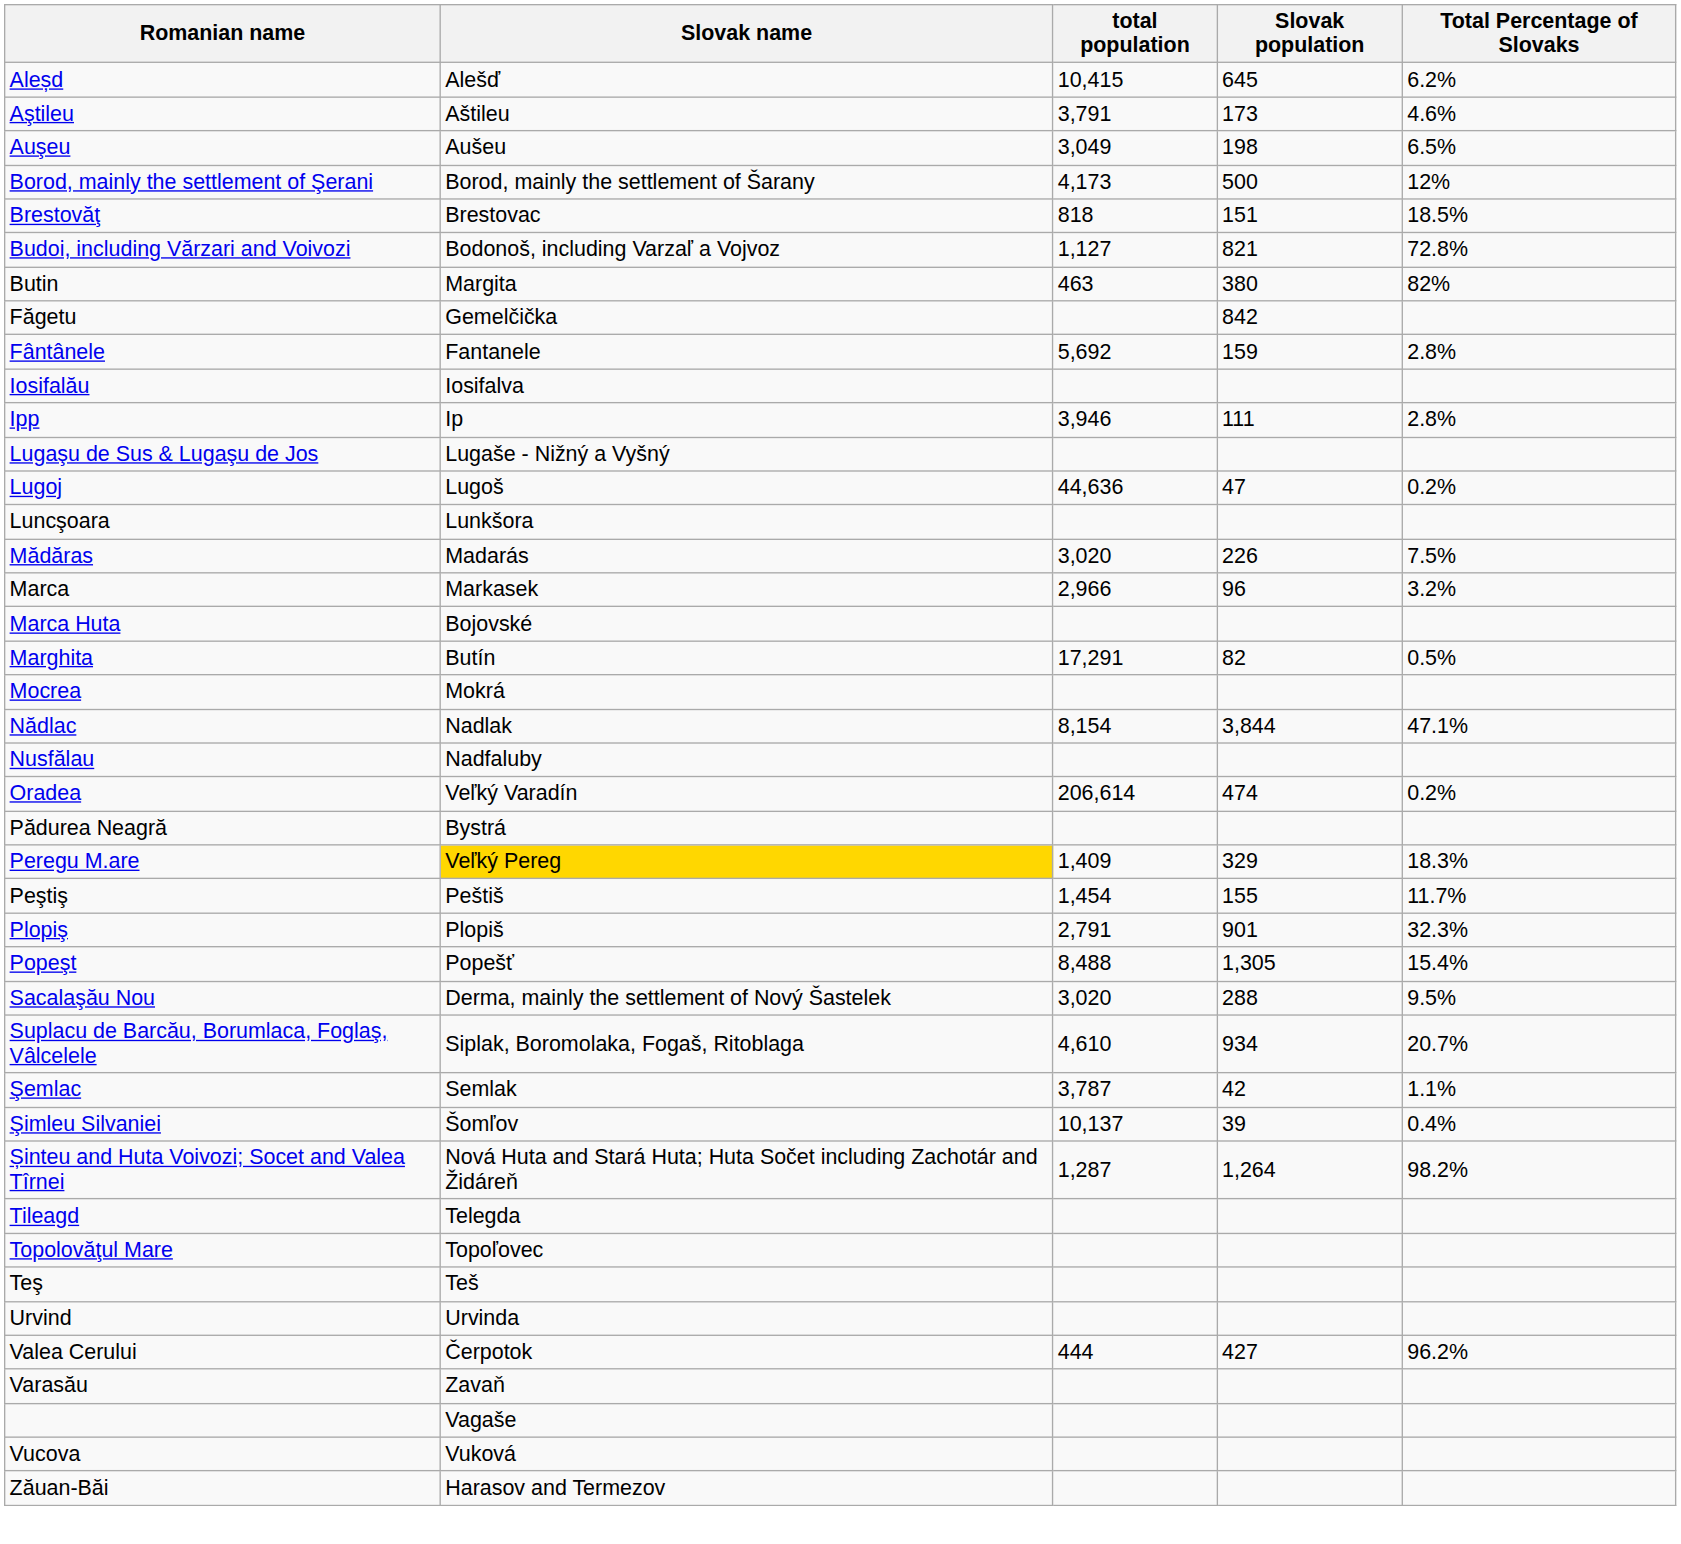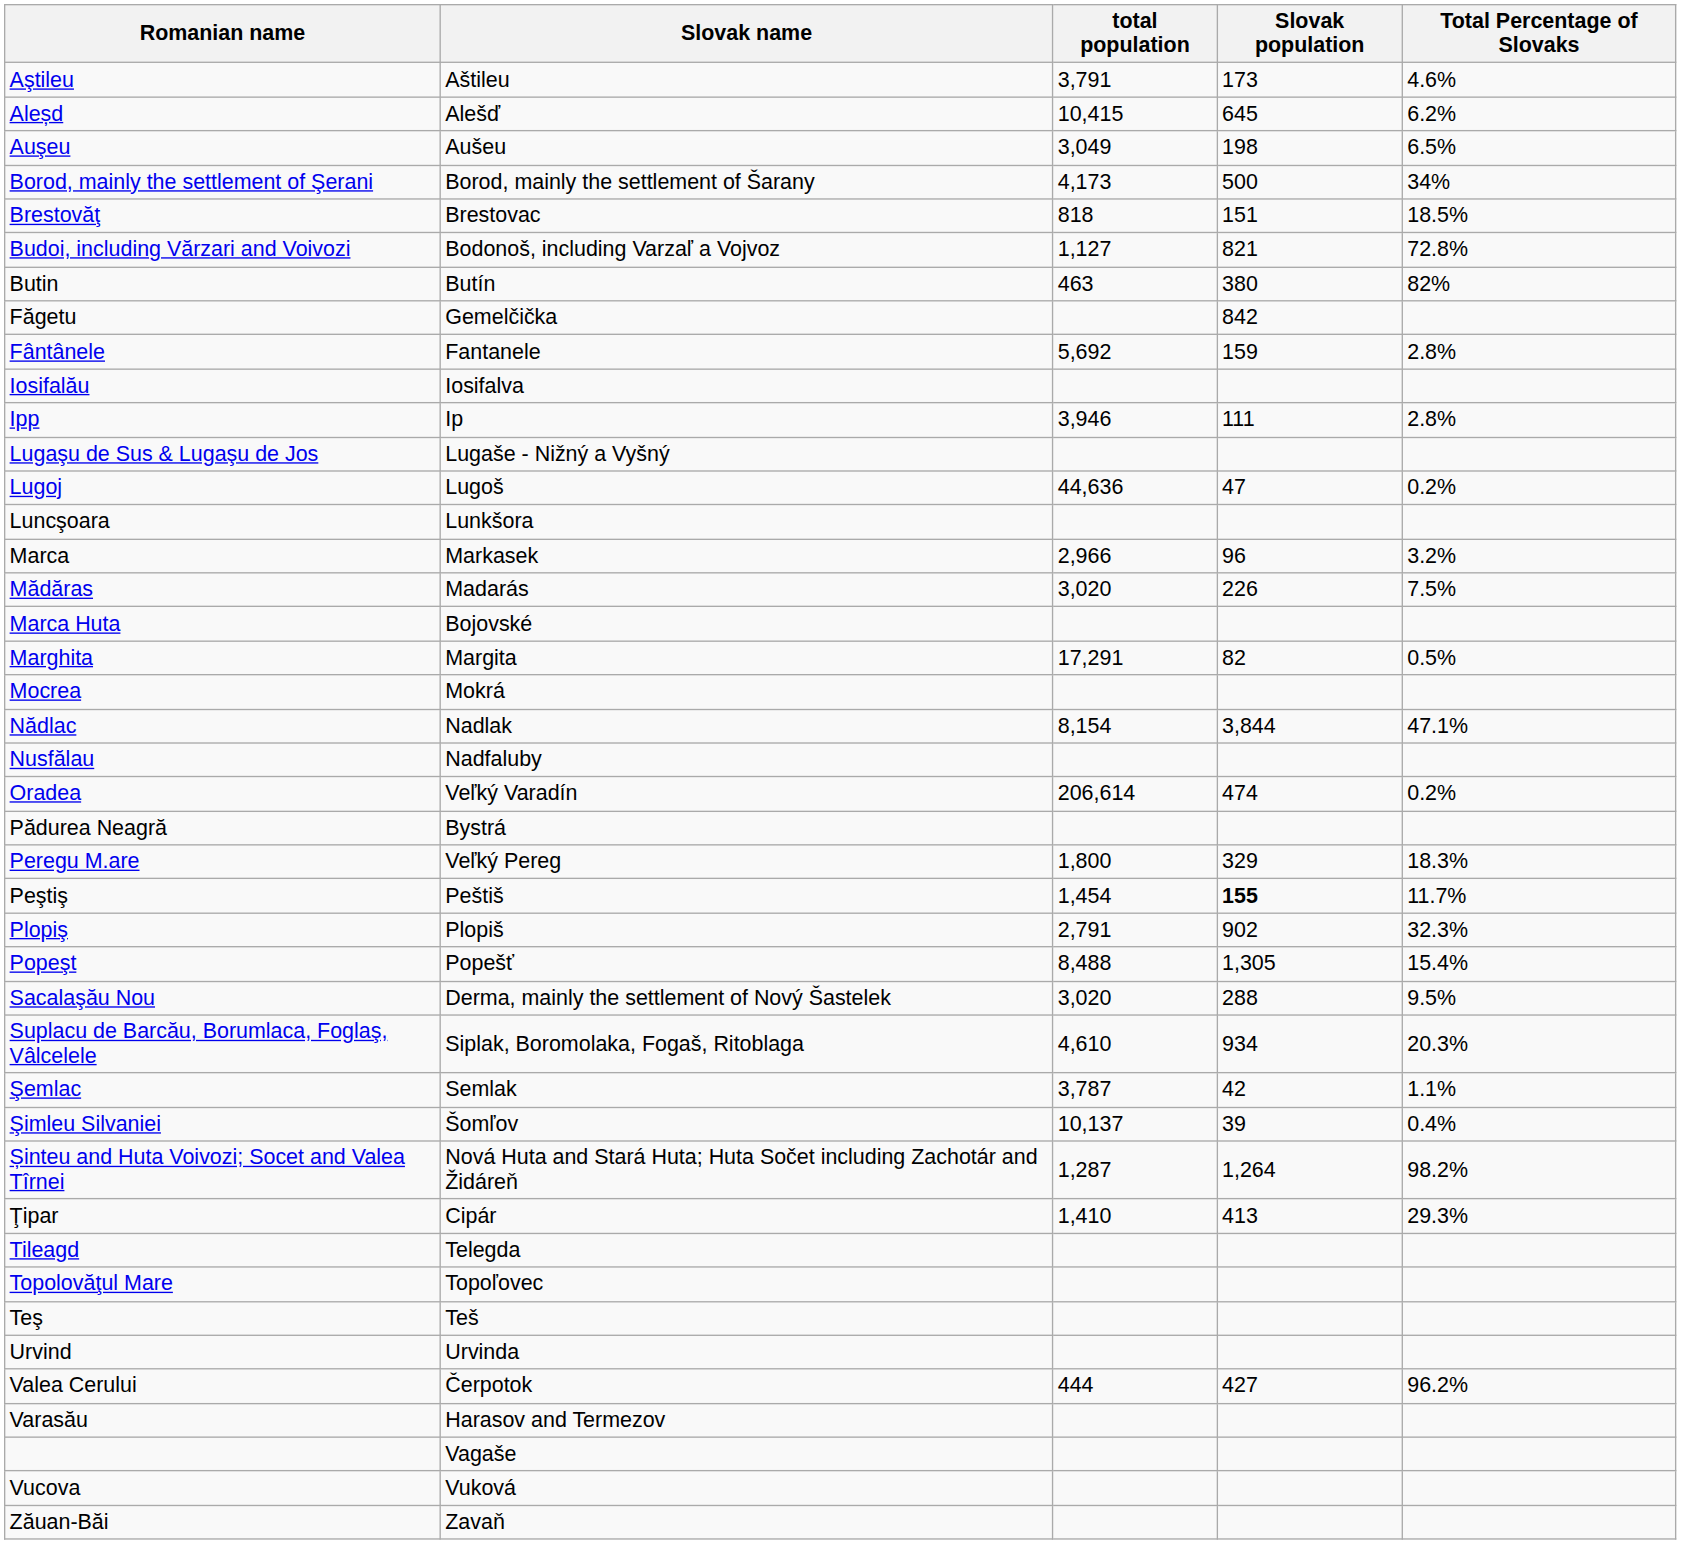rows swapped: (36, 79) <-> (42, 113)
(1429, 181) 12% -> (1429, 181) 34%
(481, 283) Margita -> (470, 283) Butín
rows swapped: (39, 589) <-> (51, 555)
(470, 657) Butín -> (481, 657) Margita
(503, 861) gold background -> (503, 861) no background
(1085, 861) 1,409 -> (1085, 861) 1,800
(1240, 895) normal -> (1240, 895) bold
(1240, 929) 901 -> (1240, 929) 902
(1438, 1043) 20.7% -> (1438, 1043) 20.3%
+ row: (34, 1215)
(475, 1385) Zavaň -> (555, 1419) Harasov and Termezov
(555, 1487) Harasov and Termezov -> (475, 1521) Zavaň
